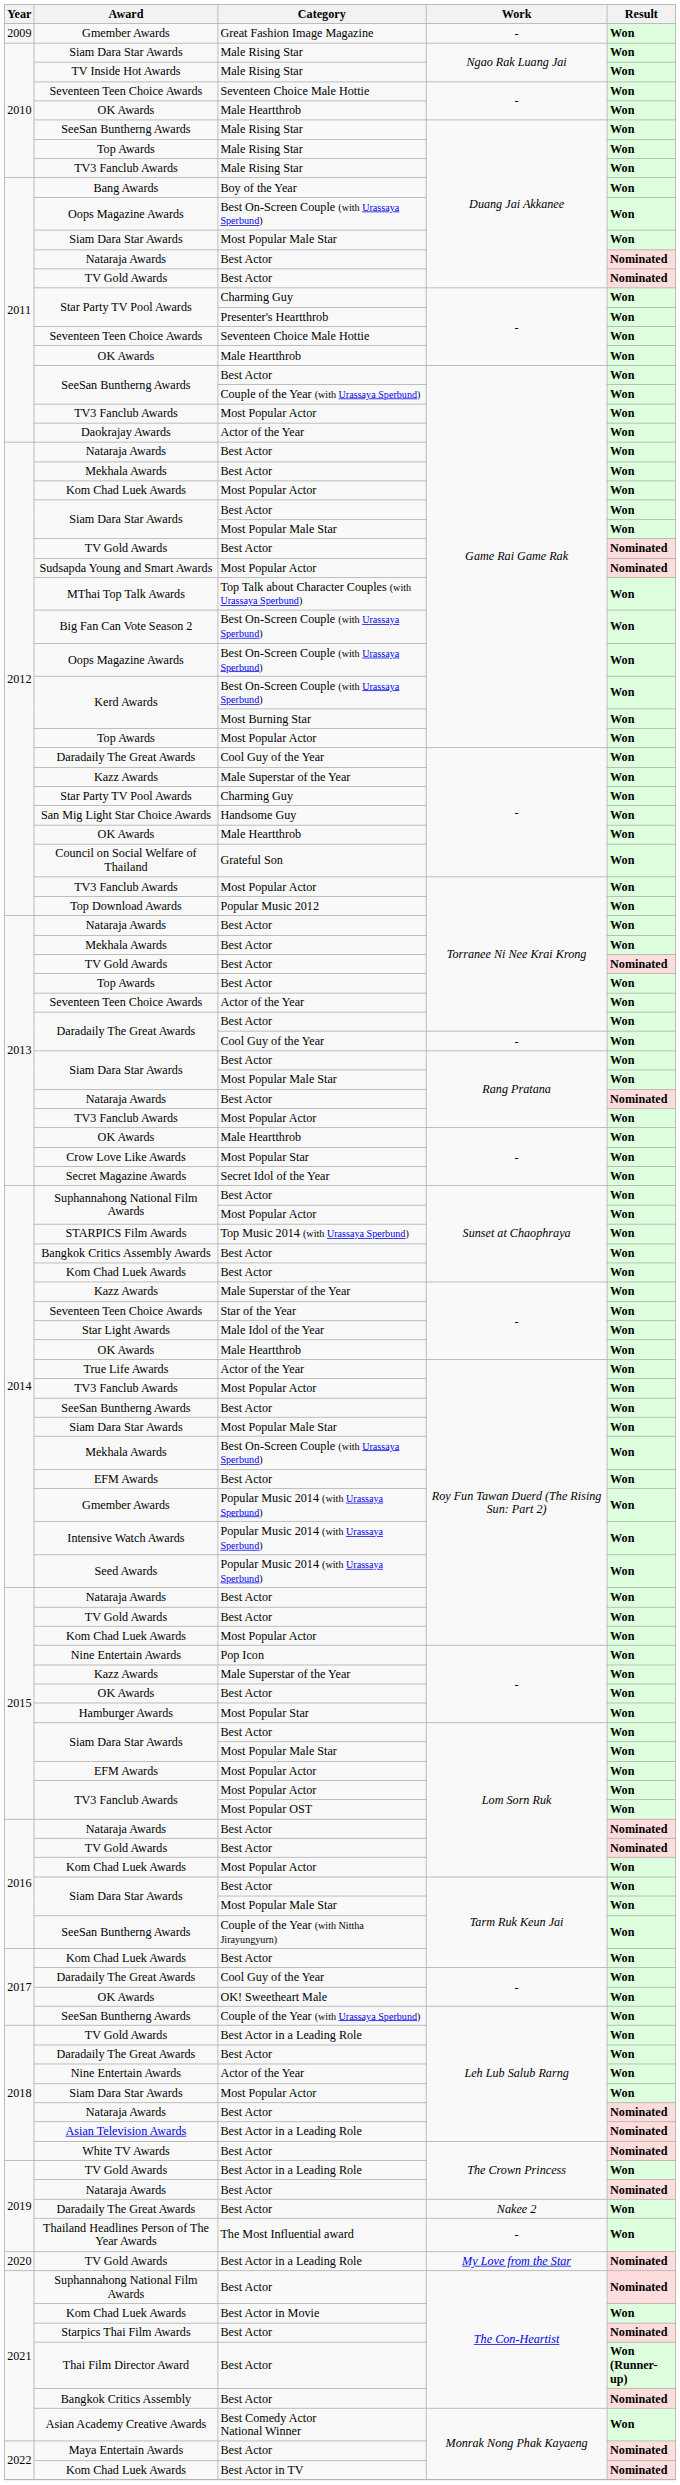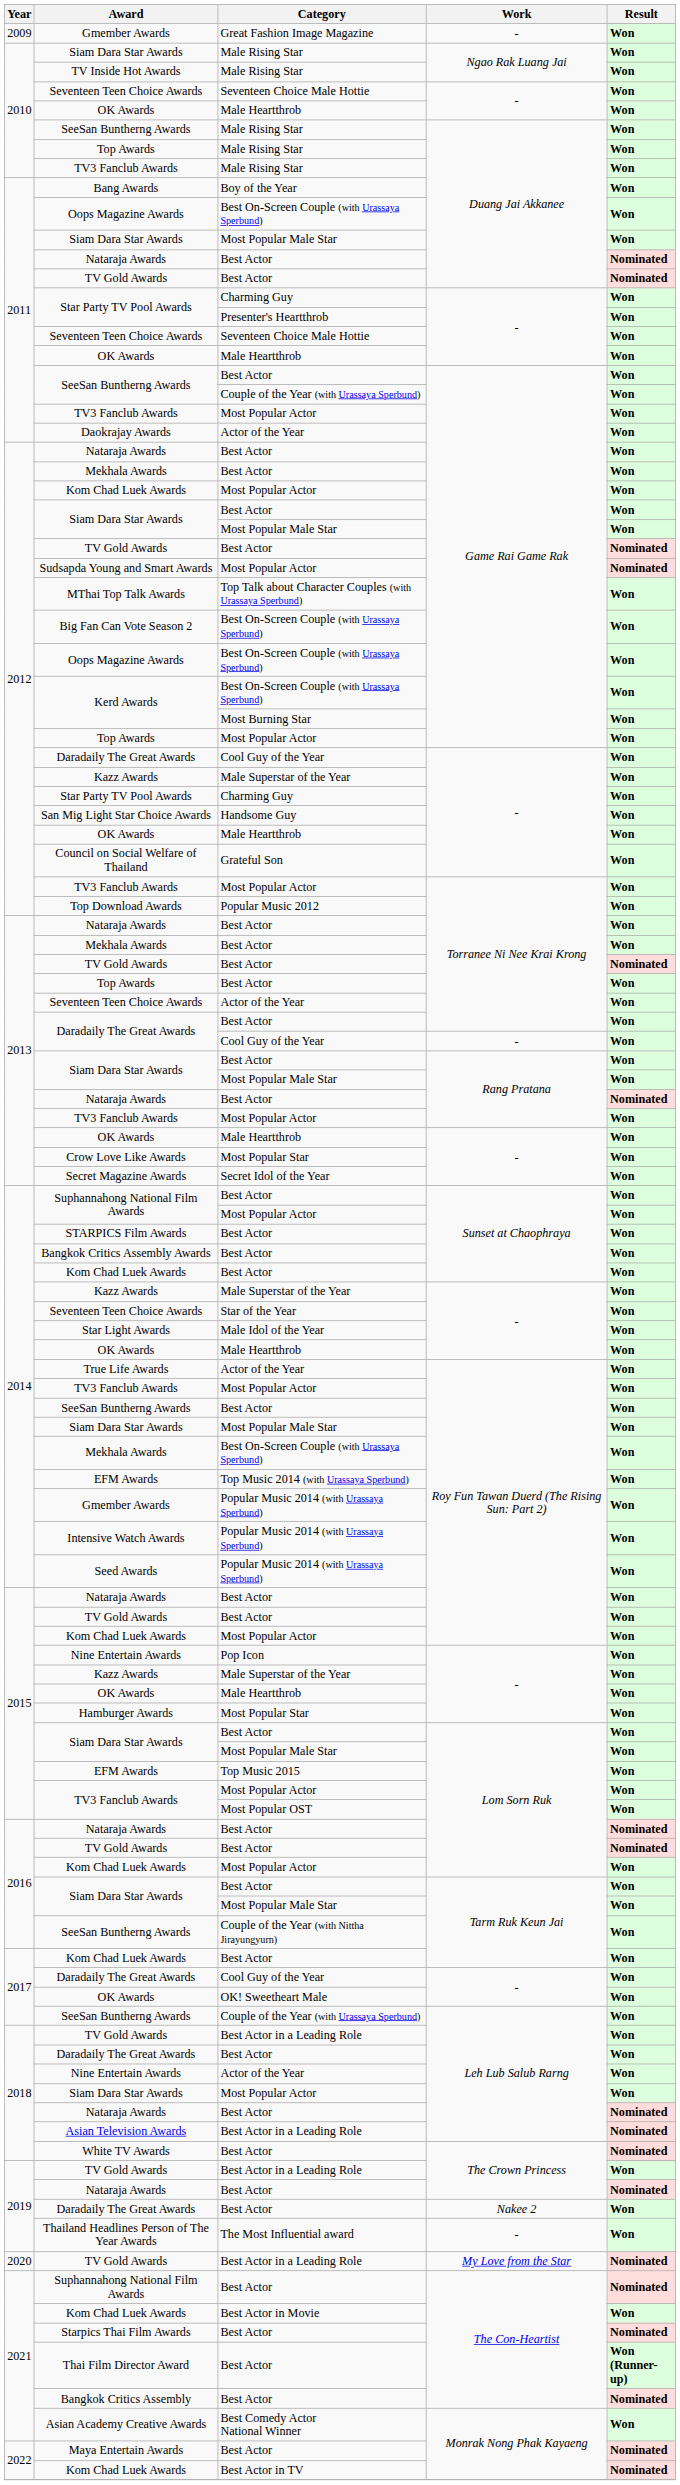(315, 1234) Top Music 2014 (with Urassaya Sperbund) -> (246, 1234) Best Actor
(246, 1479) Best Actor -> (315, 1479) Top Music 2014 (with Urassaya Sperbund)
(246, 1693) Best Actor -> (261, 1693) Male Heartthrob
(268, 1770) Most Popular Actor -> (260, 1770) Top Music 2015
